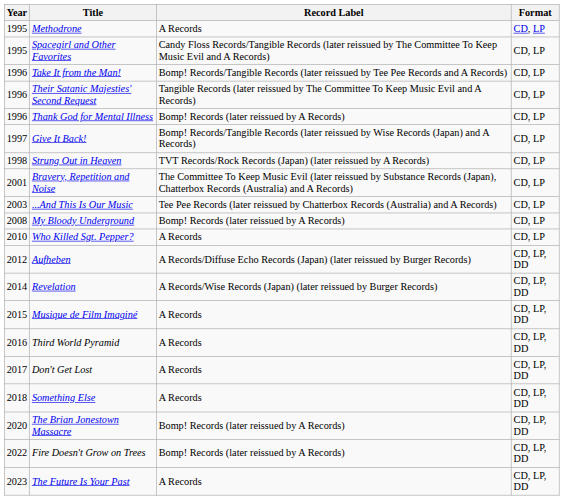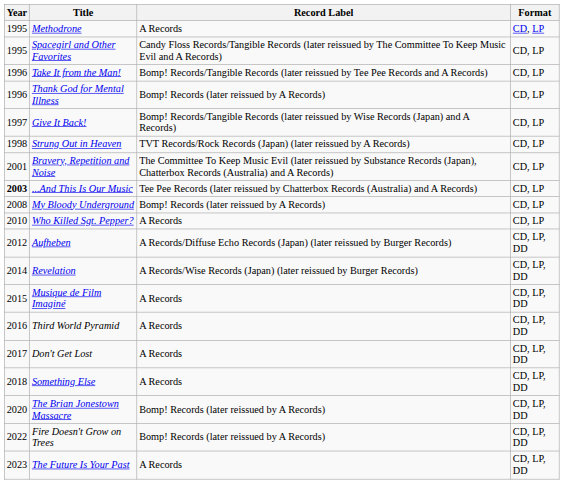- row: (82, 94)
(17, 204) normal -> (17, 188) bold
